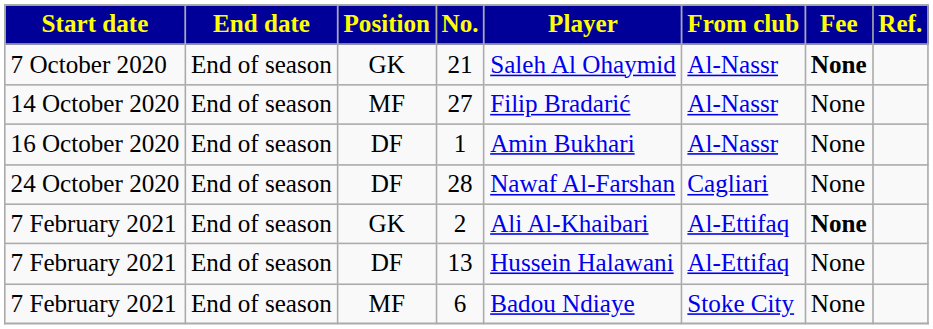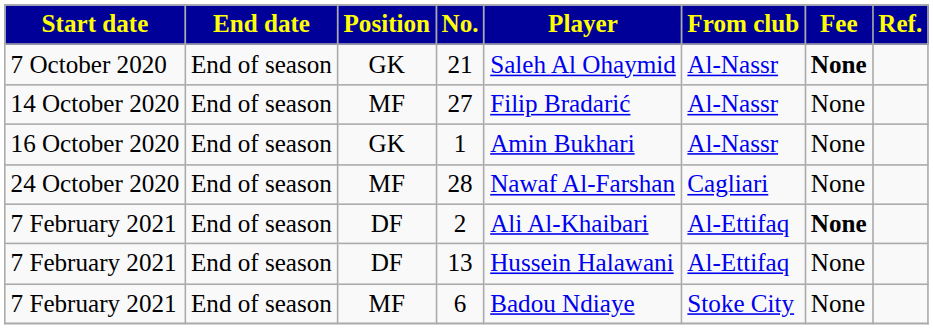(387, 143) DF -> (387, 143) GK
(387, 183) DF -> (387, 183) MF
(387, 223) GK -> (387, 223) DF
